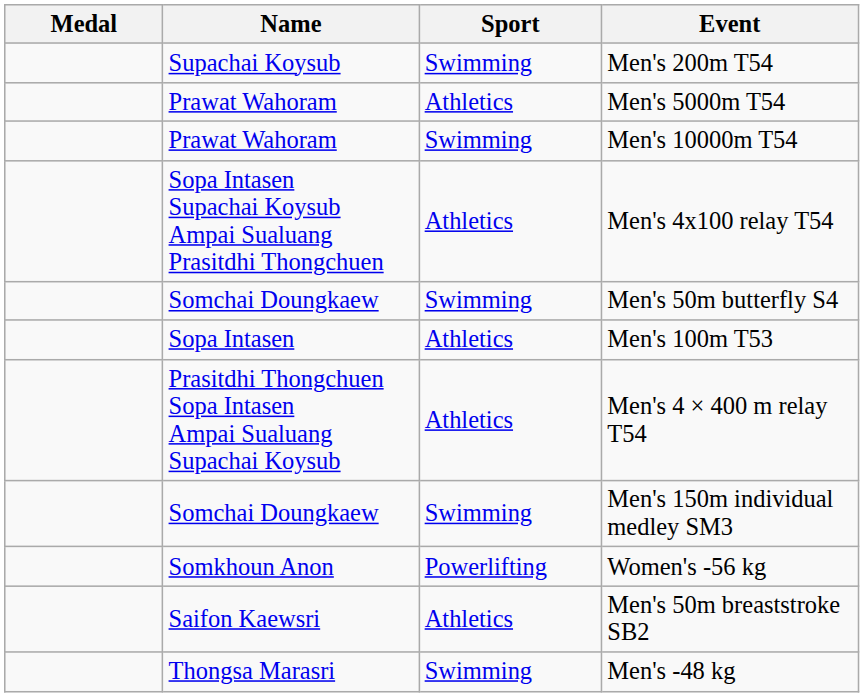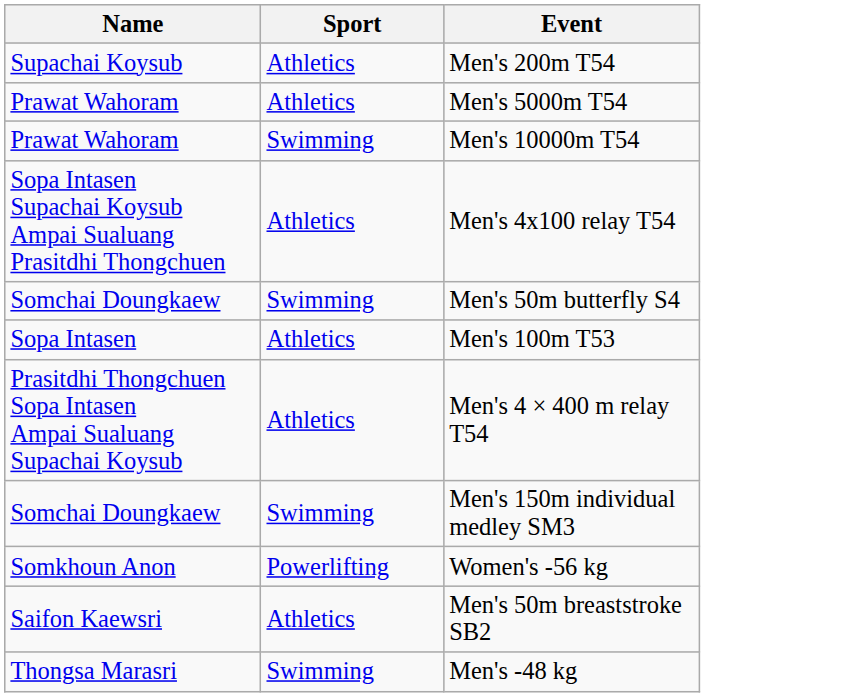- column: (84, 23)
(478, 62) Swimming -> (311, 62) Athletics
